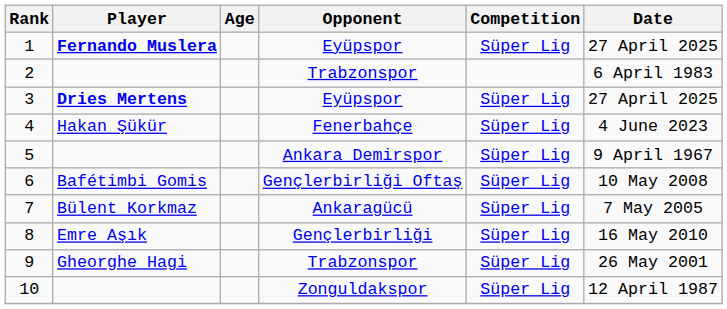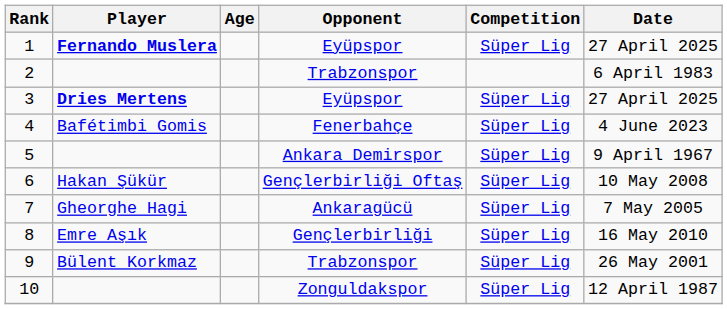(112, 127) Hakan Şükür -> (132, 127) Bafétimbi Gomis
(132, 182) Bafétimbi Gomis -> (112, 182) Hakan Şükür
(127, 209) Bülent Korkmaz -> (122, 209) Gheorghe Hagi
(122, 263) Gheorghe Hagi -> (127, 263) Bülent Korkmaz
